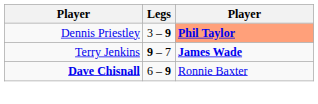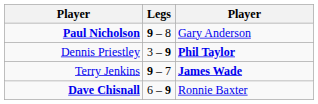+ row: (101, 33)
(206, 33) lightsalmon background -> (206, 52) no background
